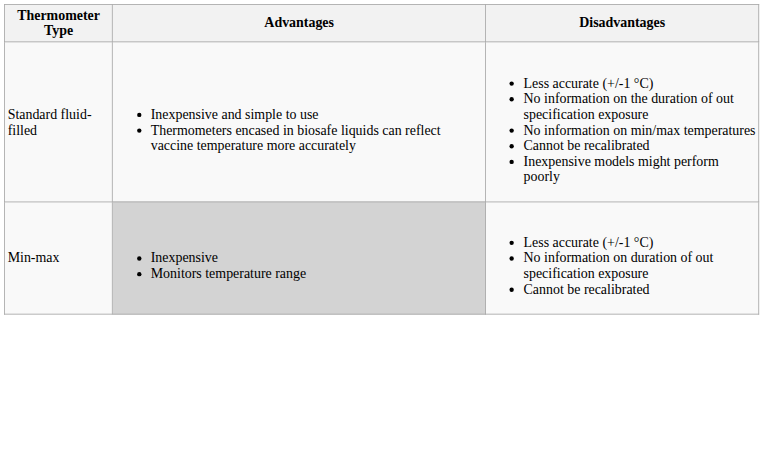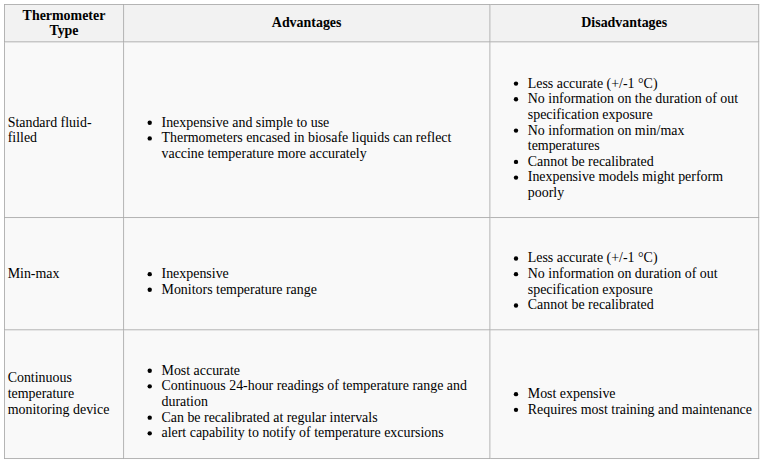(299, 266) lightgrey background -> (307, 281) no background
+ row: (58, 394)
